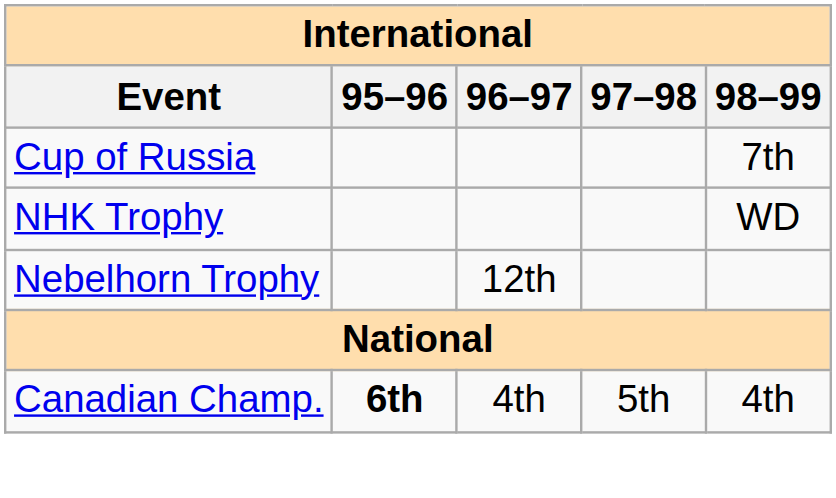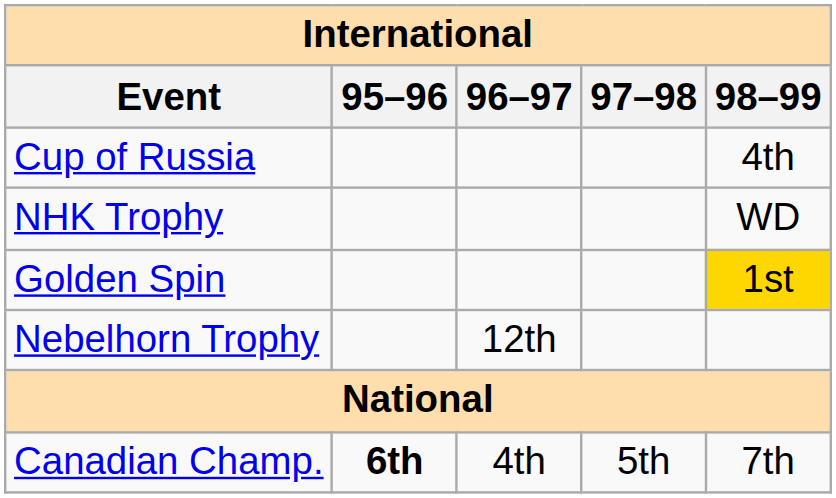(768, 156) 7th -> (768, 156) 4th
+ row: (120, 278)
(768, 400) 4th -> (768, 461) 7th
